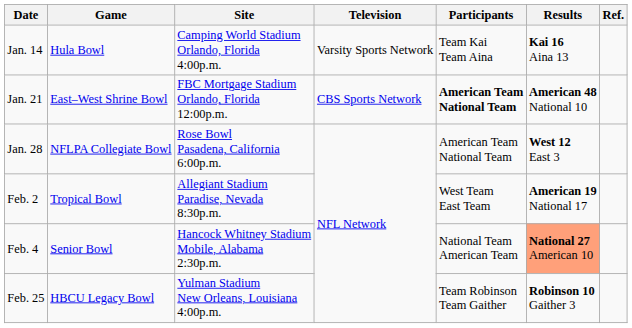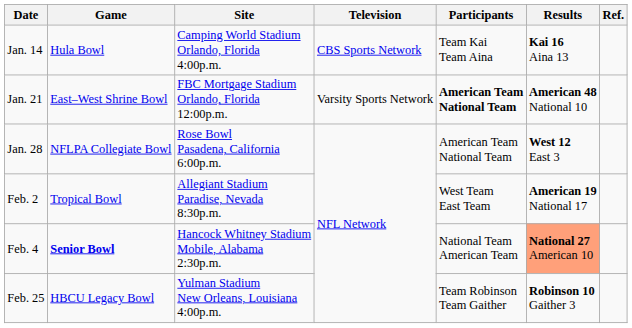(375, 50) Varsity Sports Network -> (369, 50) CBS Sports Network
(369, 99) CBS Sports Network -> (375, 99) Varsity Sports Network
(81, 248) normal -> (82, 248) bold
